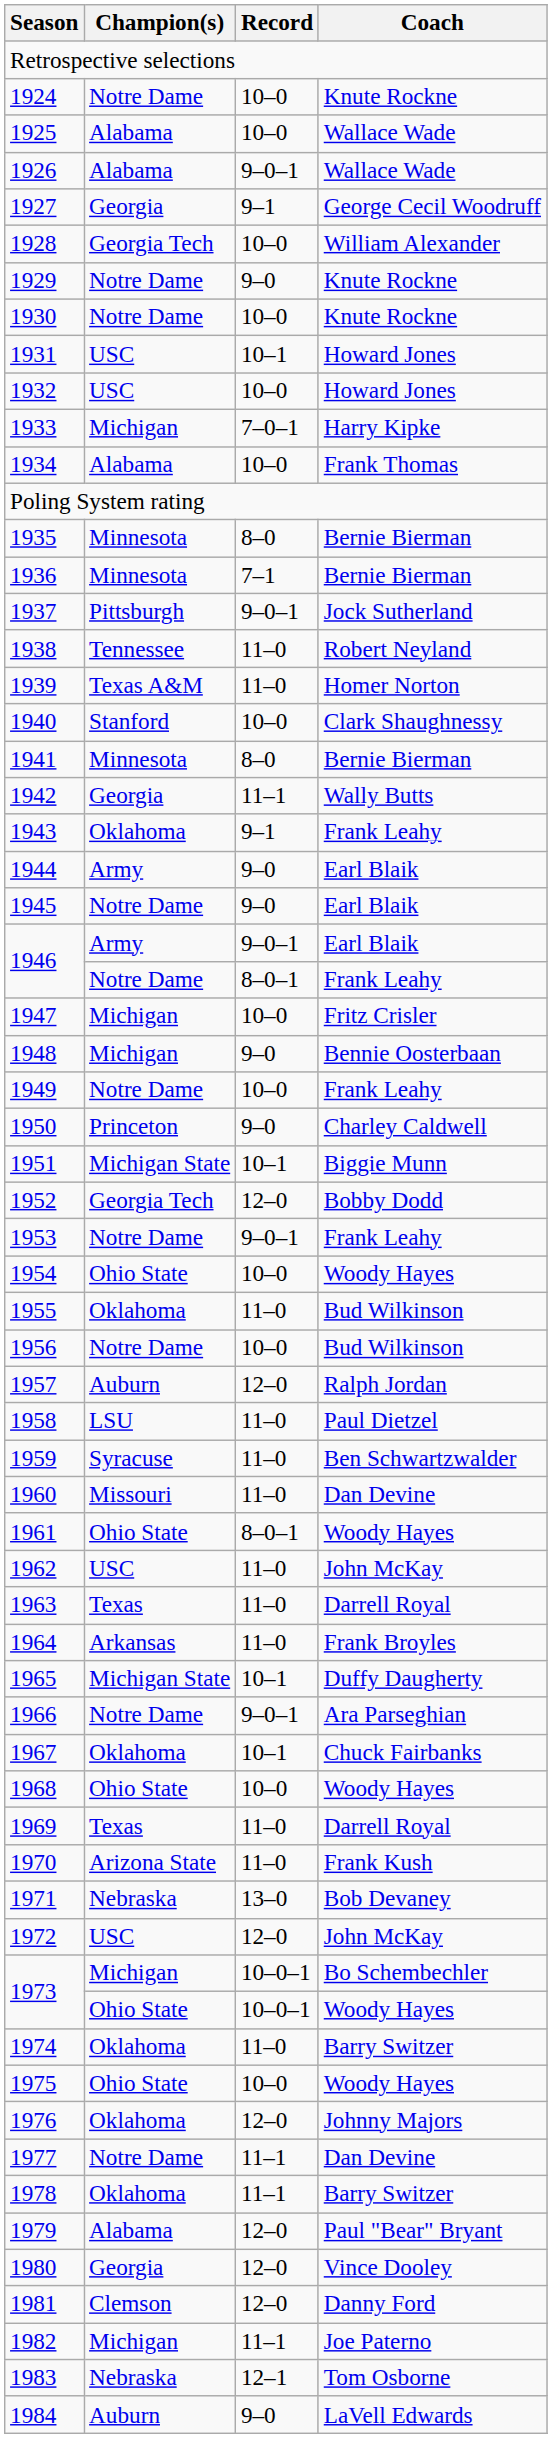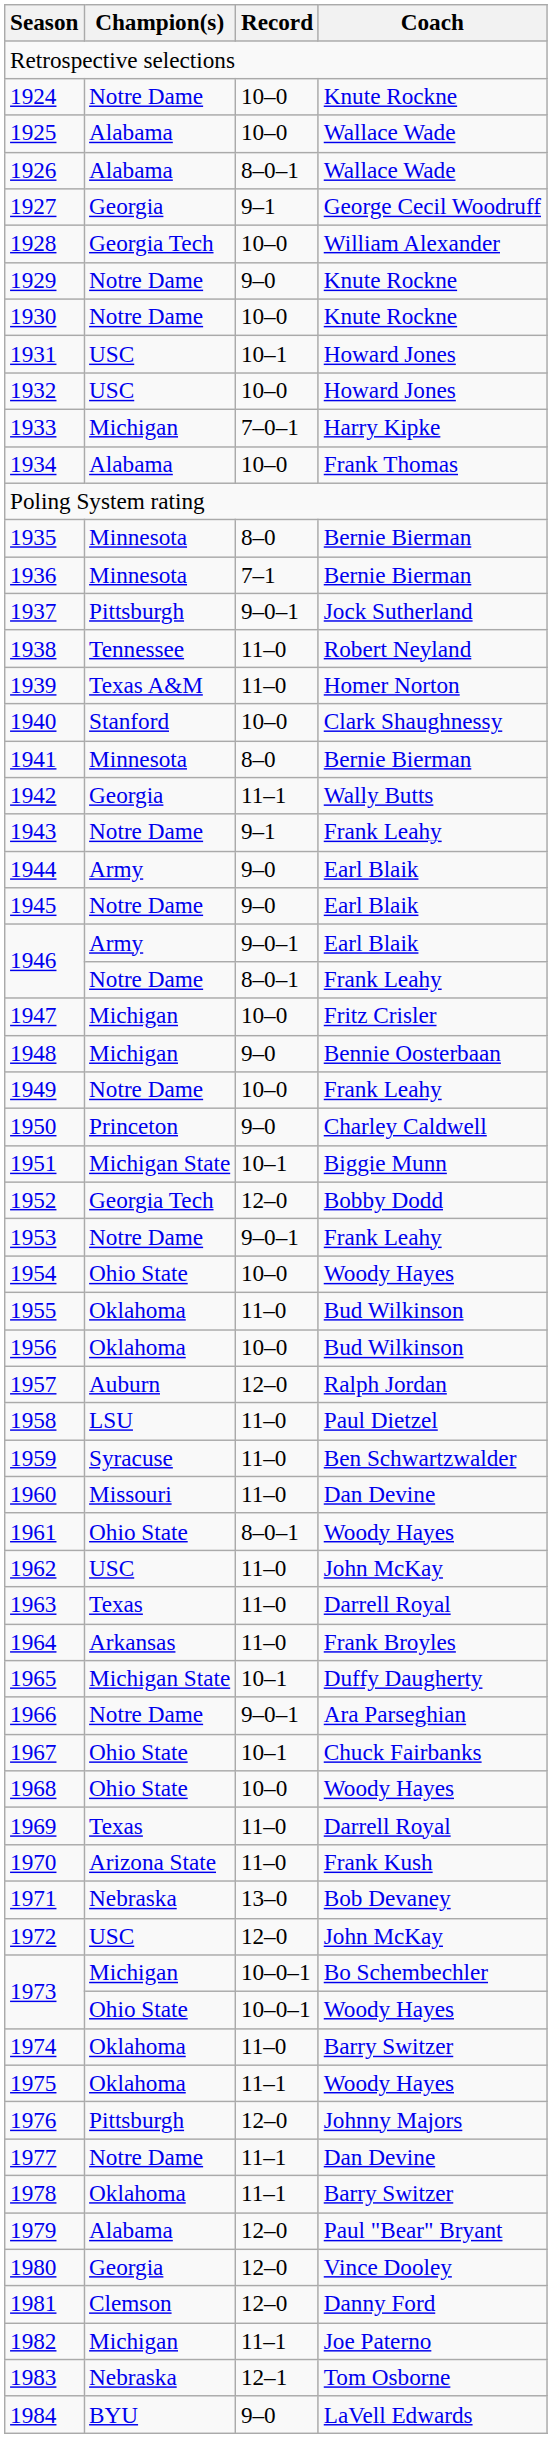(270, 170) 9–0–1 -> (270, 170) 8–0–1
(137, 832) Oklahoma -> (146, 832) Notre Dame
(146, 1347) Notre Dame -> (137, 1347) Oklahoma
(137, 1752) Oklahoma -> (138, 1752) Ohio State
(138, 2083) Ohio State -> (137, 2083) Oklahoma
(264, 2083) 10–0 -> (264, 2083) 11–1
(137, 2120) Oklahoma -> (137, 2120) Pittsburgh
(125, 2414) Auburn -> (114, 2414) BYU
